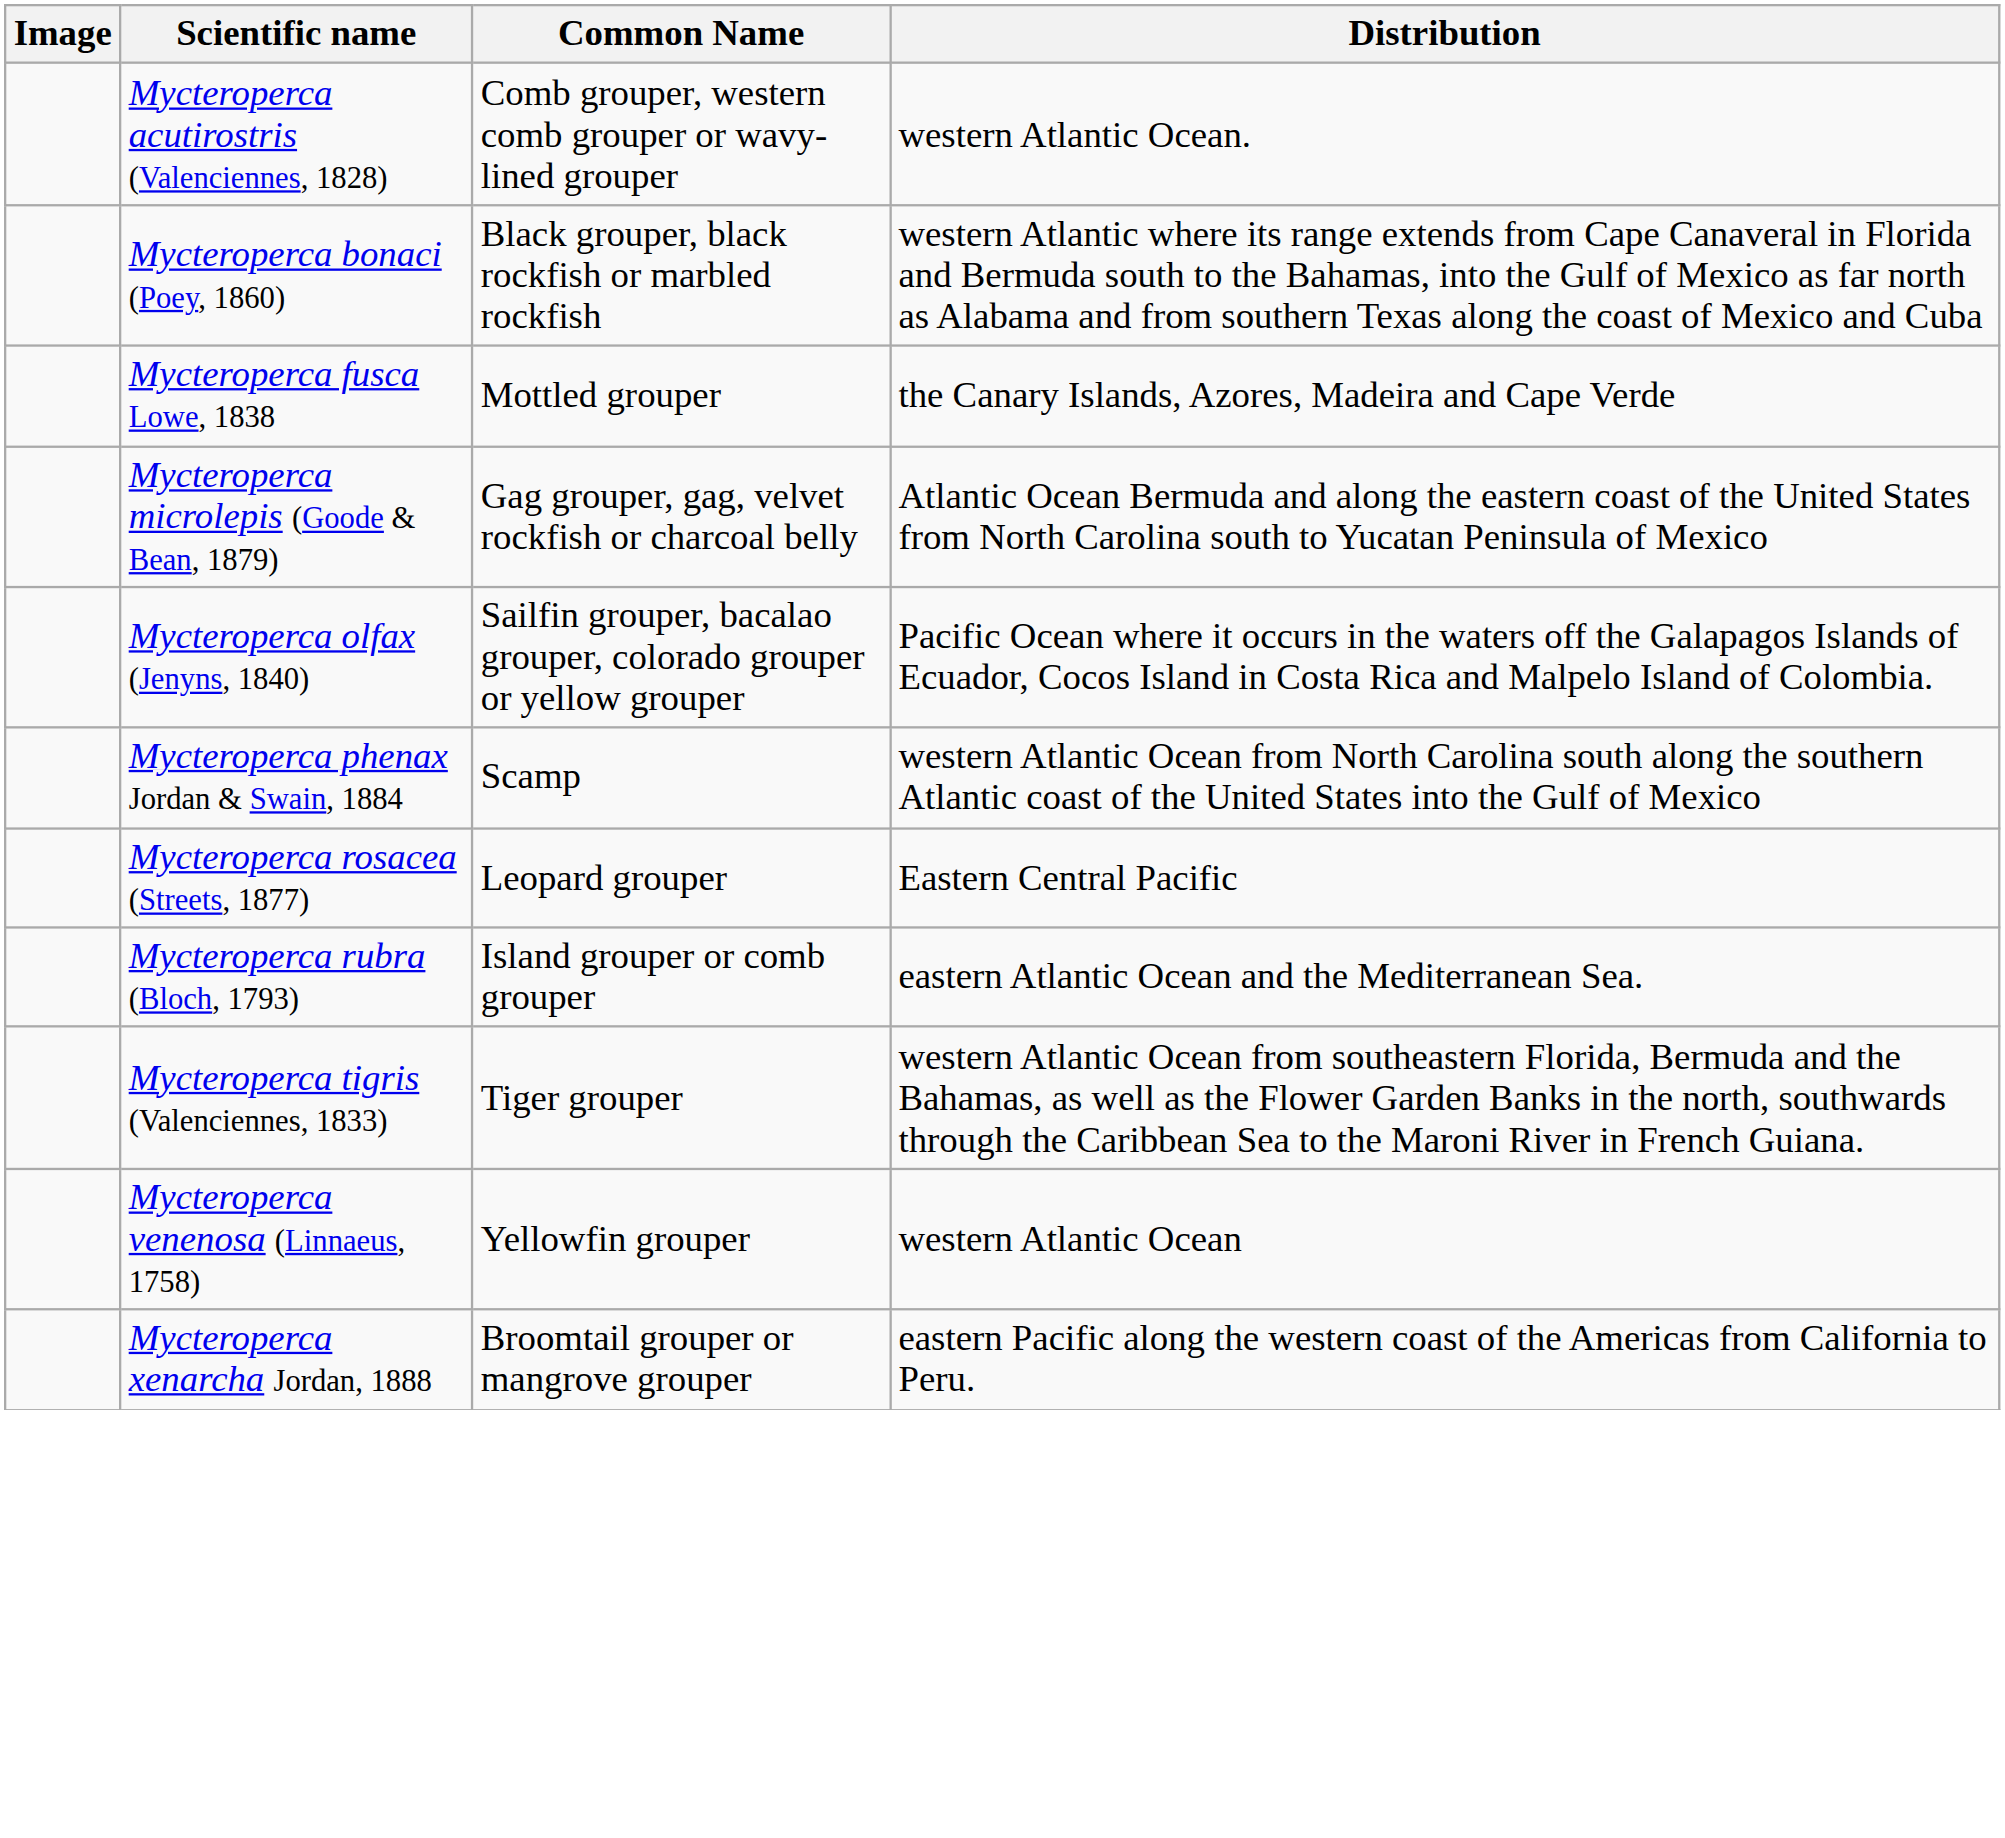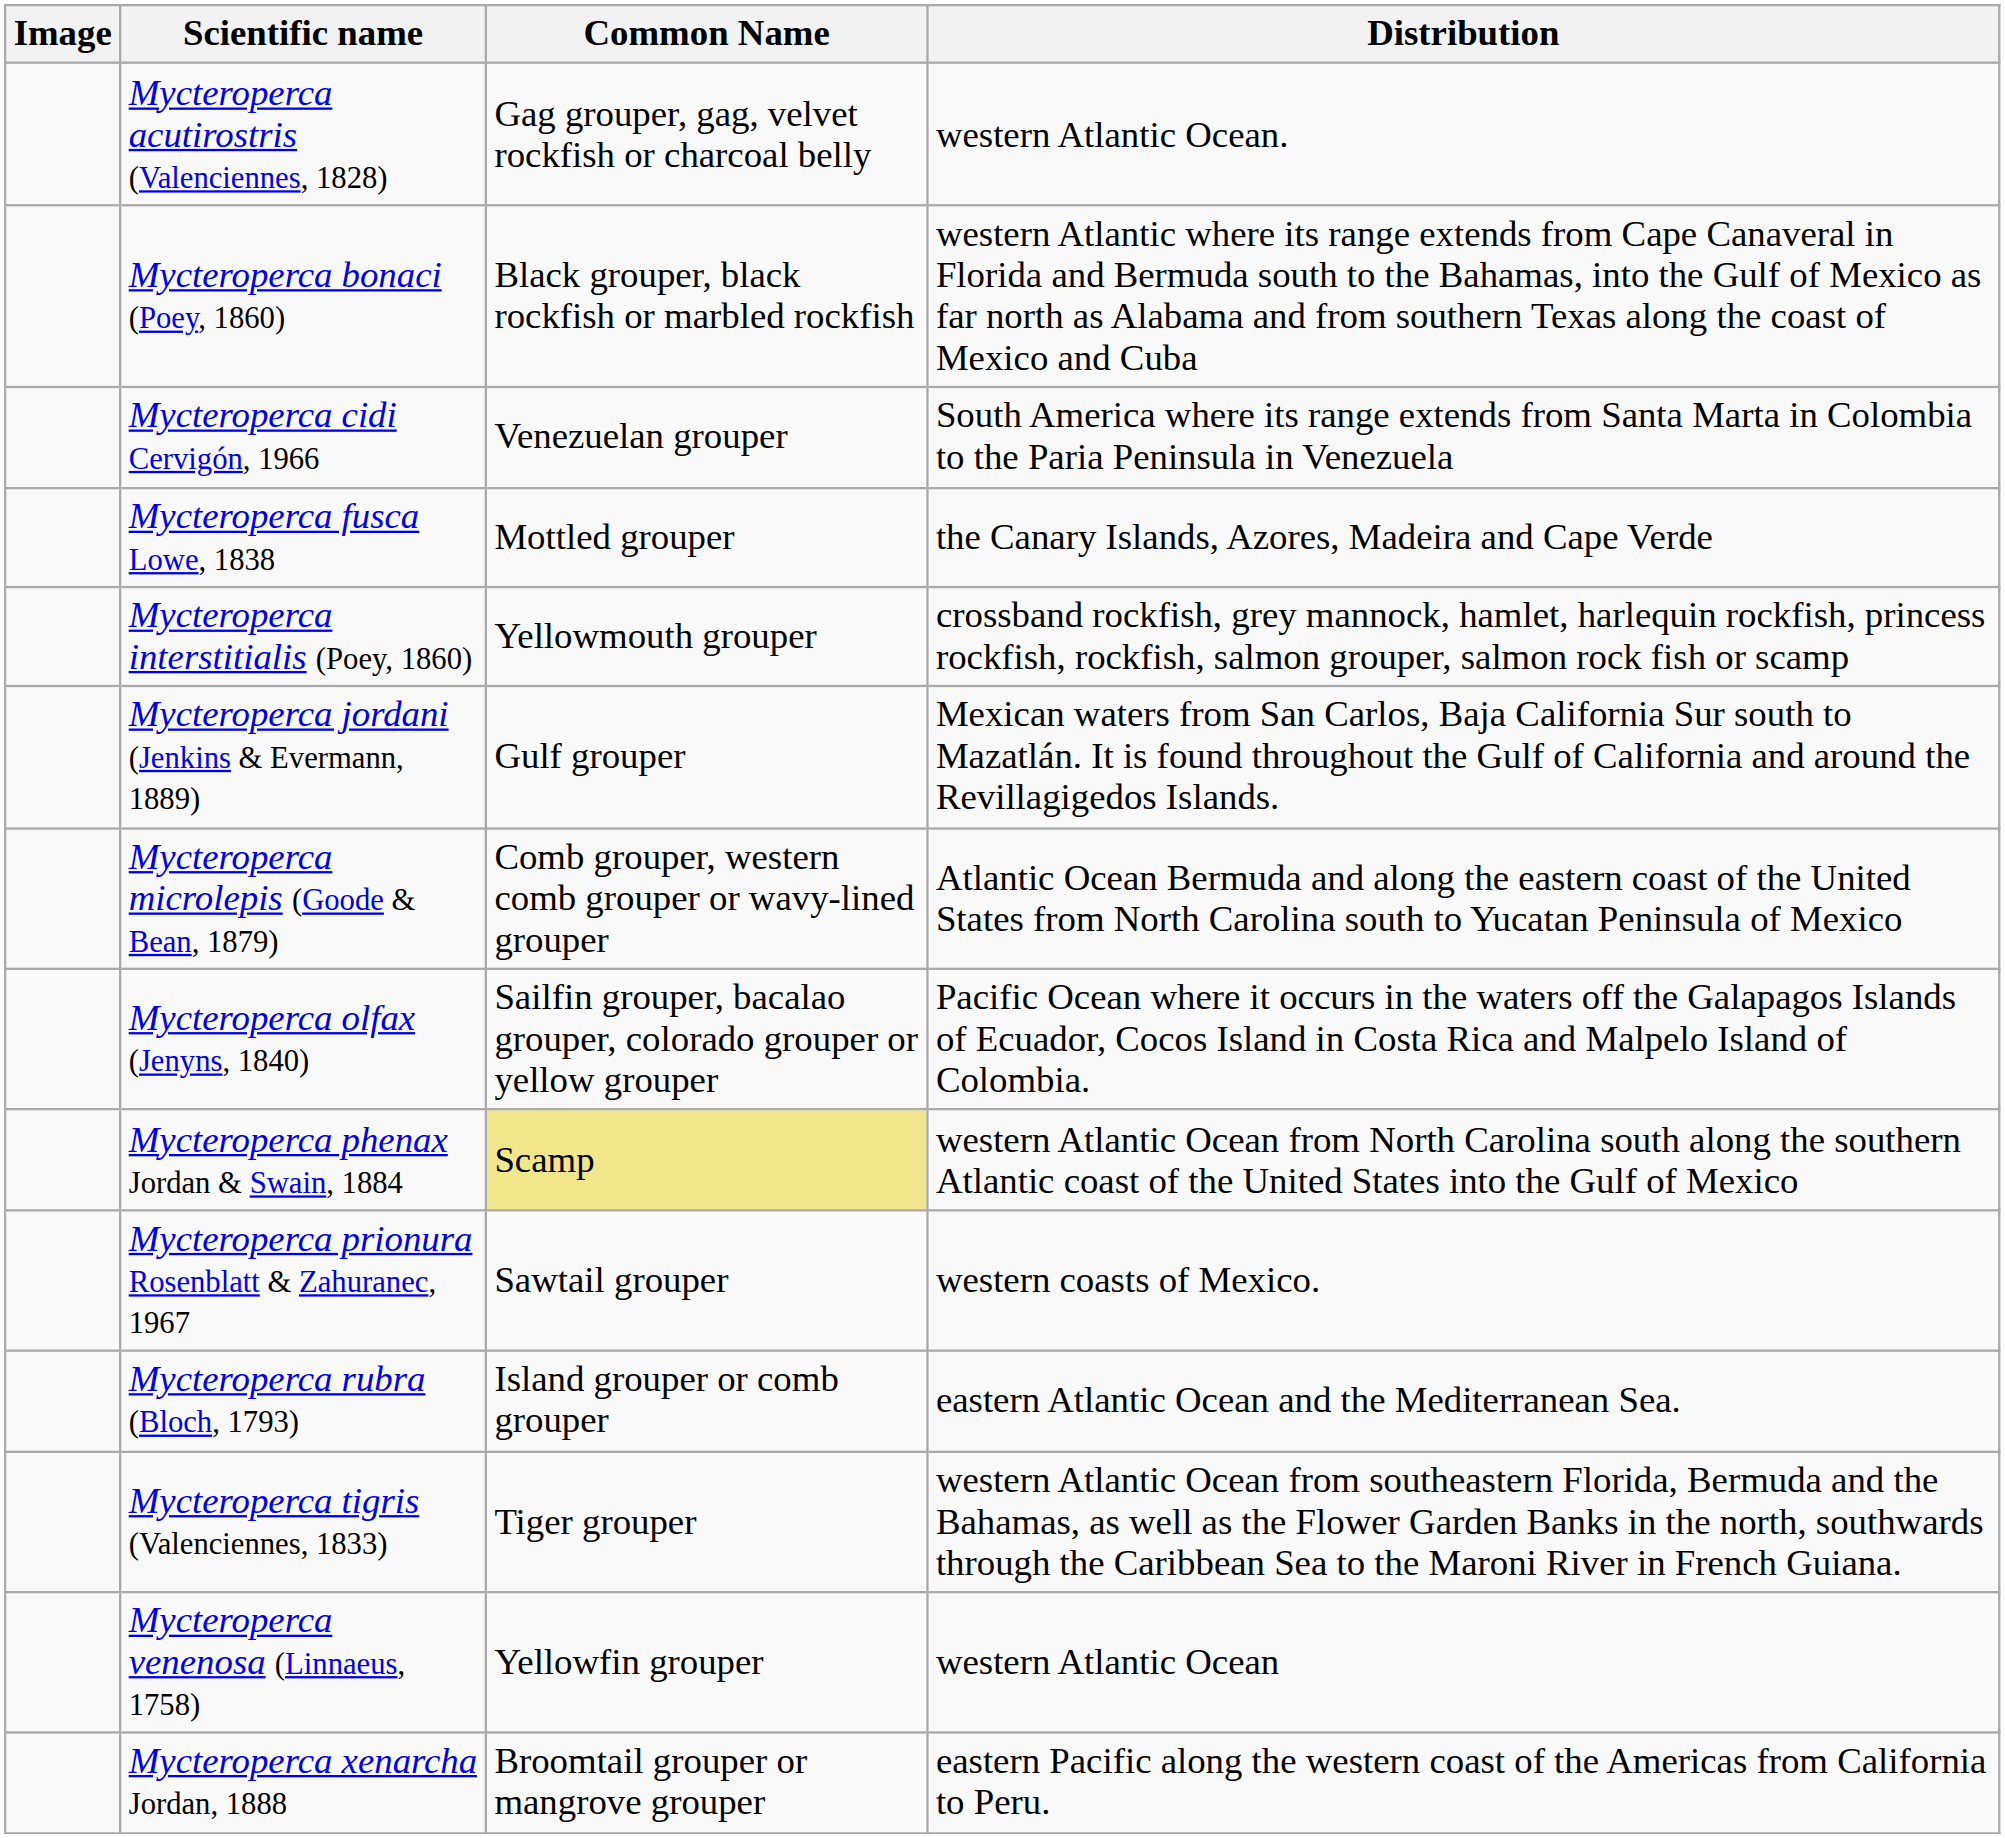(654, 133) Comb grouper, western comb grouper or wavy-lined grouper -> (683, 133) Gag grouper, gag, velvet rockfish or charcoal belly
+ row: (263, 436)
+ row: (300, 635)
+ row: (289, 756)
(669, 515) Gag grouper, gag, velvet rockfish or charcoal belly -> (704, 897) Comb grouper, western comb grouper or wavy-lined grouper
(531, 777) no background -> (544, 1159) khaki background
+ row: (301, 1279)
- row: (293, 876)
